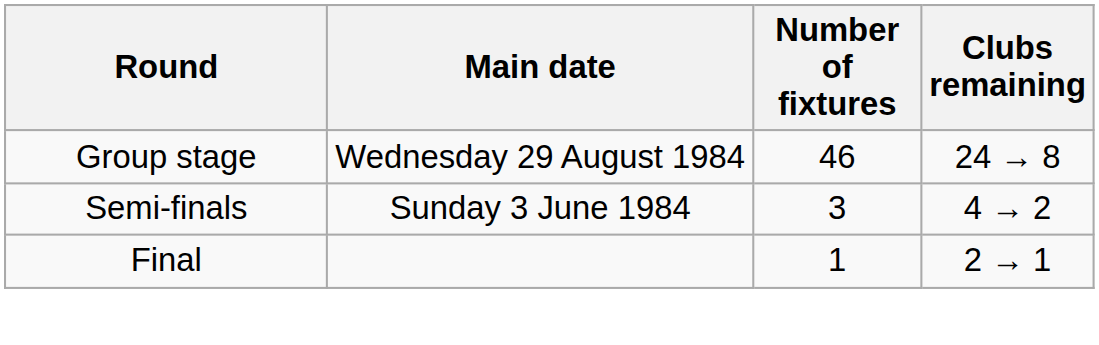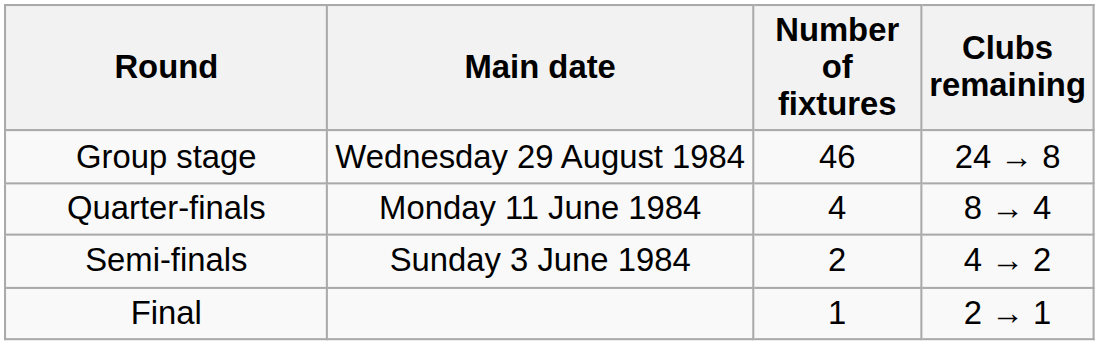+ row: (166, 208)
(837, 208) 3 -> (837, 260) 2
